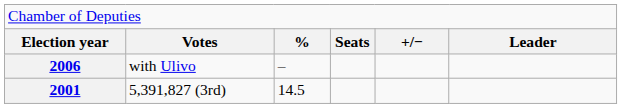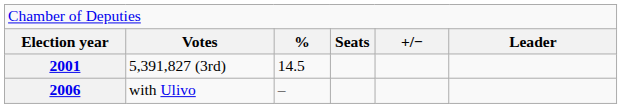rows swapped: (65, 90) <-> (65, 66)
